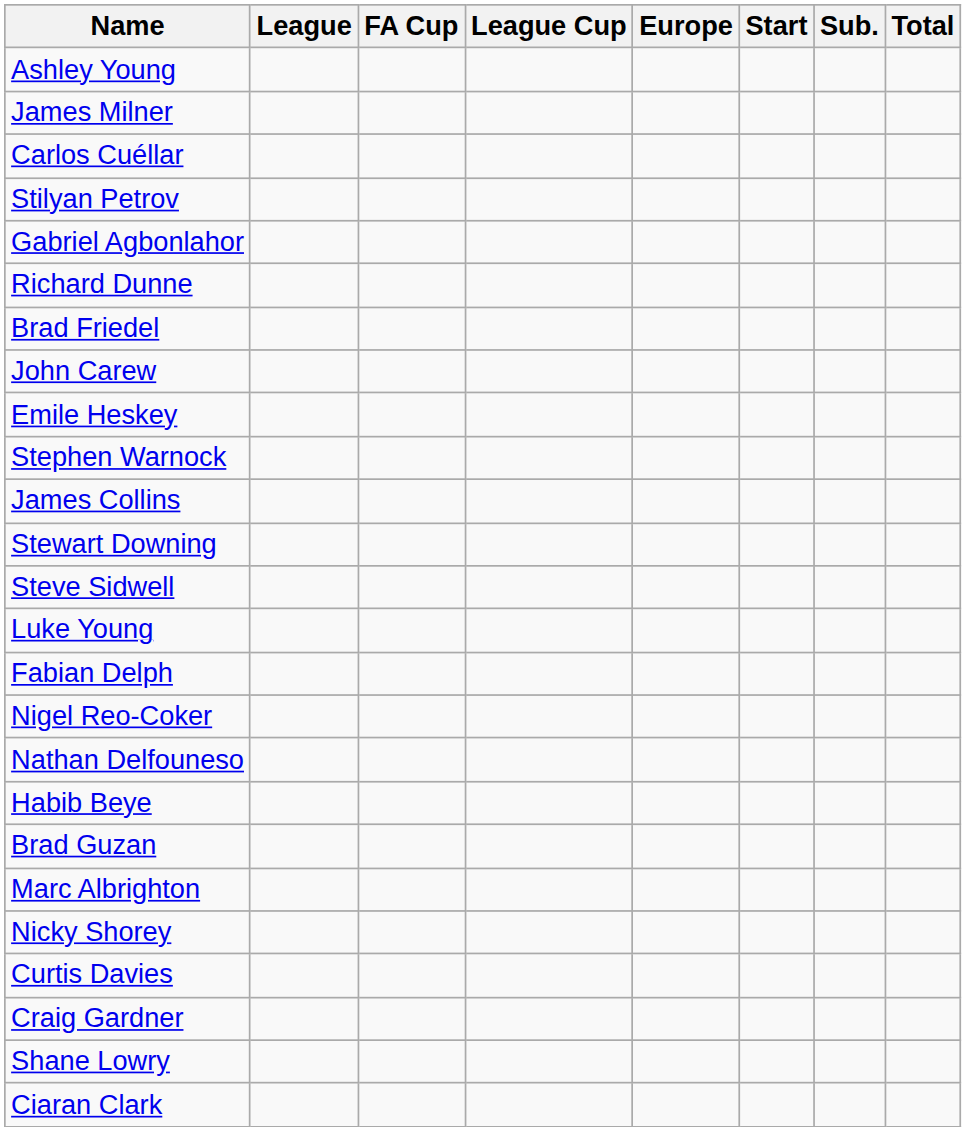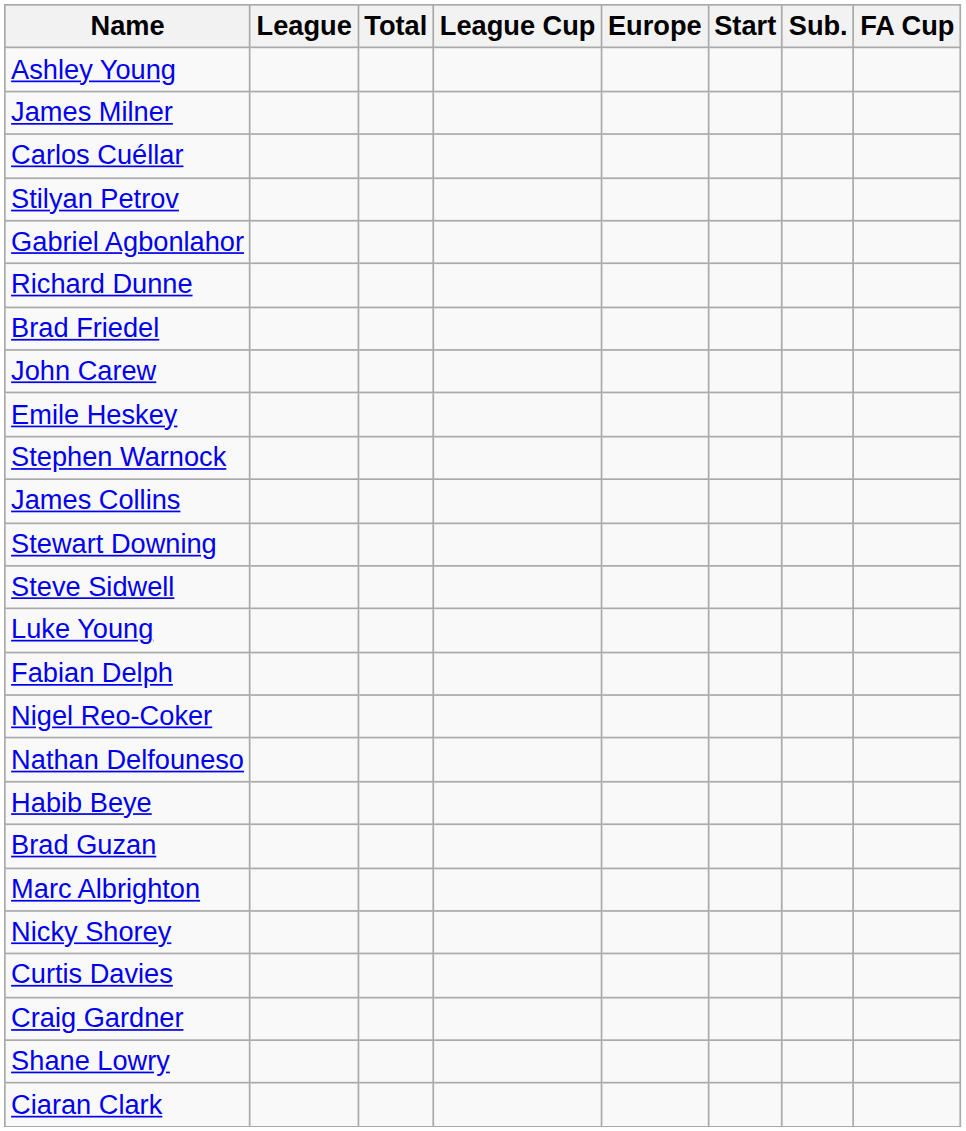columns swapped: (411, 26) <-> (923, 26)
